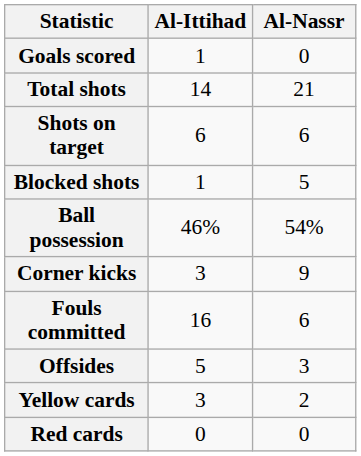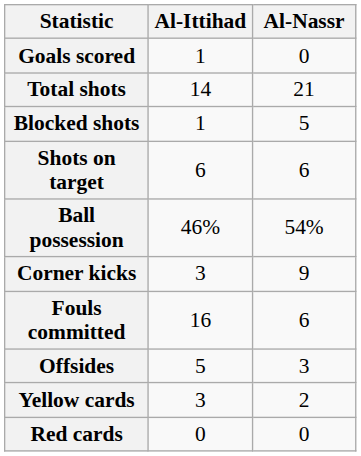rows swapped: (77, 135) <-> (77, 181)
